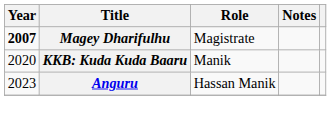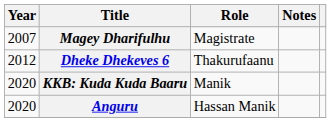(22, 38) bold -> (22, 38) normal
+ row: (115, 60)
(22, 83) 2023 -> (22, 106) 2020
